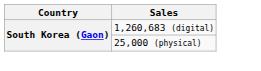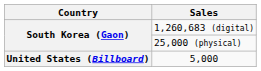+ row: (204, 58)
